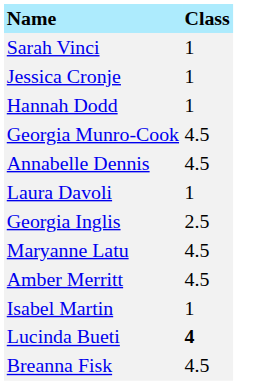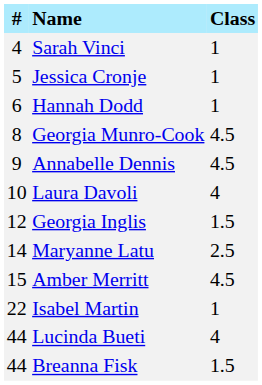+ column: (17, 18)
(190, 192) 1 -> (215, 192) 4
(197, 221) 2.5 -> (222, 221) 1.5
(197, 250) 4.5 -> (222, 250) 2.5
(190, 337) bold -> (215, 337) normal
(197, 366) 4.5 -> (222, 366) 1.5
